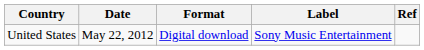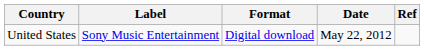columns swapped: (118, 14) <-> (323, 14)
